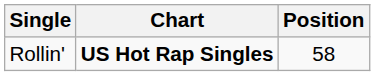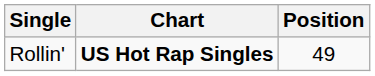(324, 53) 58 -> (324, 53) 49
